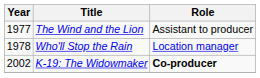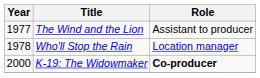(19, 64) 2002 -> (19, 64) 2000
